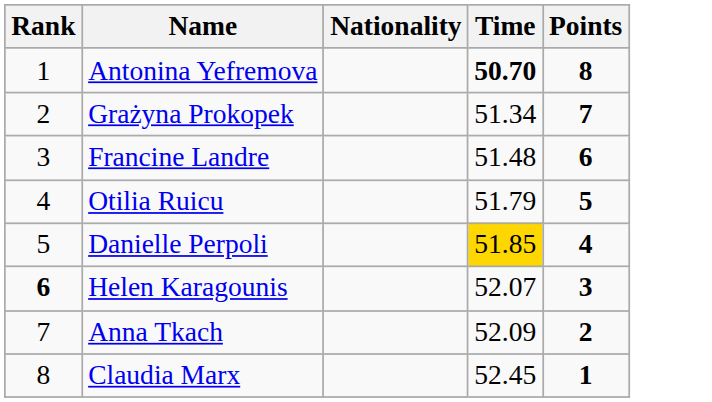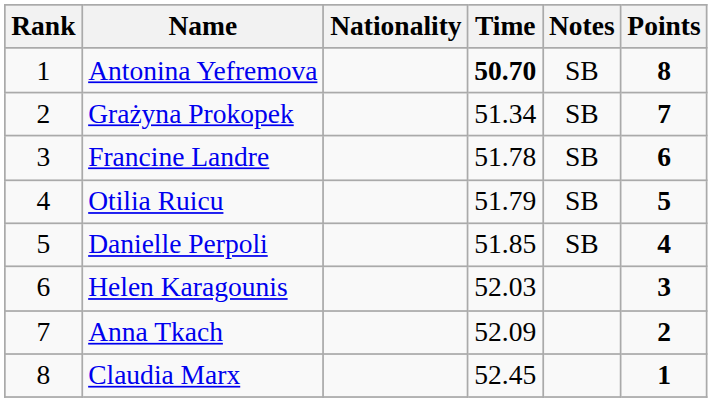+ column: (582, 26)
(505, 157) 51.48 -> (505, 157) 51.78
(505, 244) gold background -> (505, 244) no background
(43, 288) bold -> (43, 288) normal
(505, 288) 52.07 -> (505, 288) 52.03
